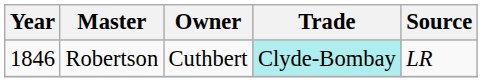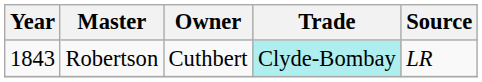(32, 58) 1846 -> (32, 58) 1843
